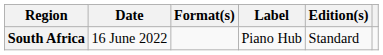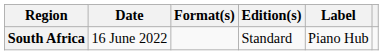columns swapped: (339, 15) <-> (272, 15)
